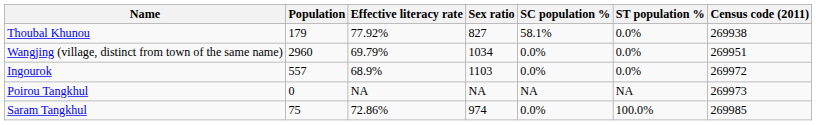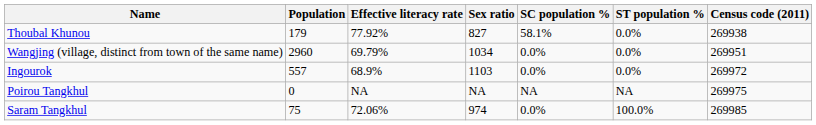(729, 91) 269973 -> (729, 91) 269975
(369, 110) 72.86% -> (369, 110) 72.06%
